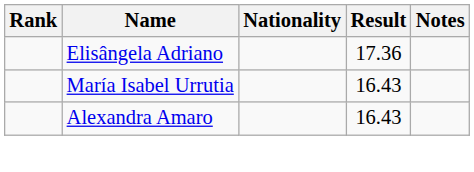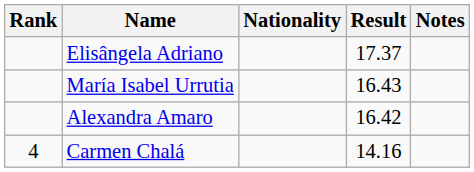(378, 53) 17.36 -> (378, 53) 17.37
(378, 118) 16.43 -> (378, 118) 16.42
+ row: (125, 150)
